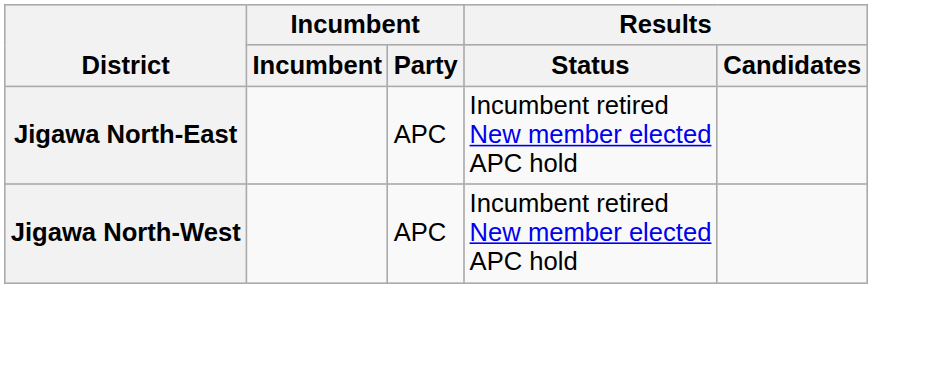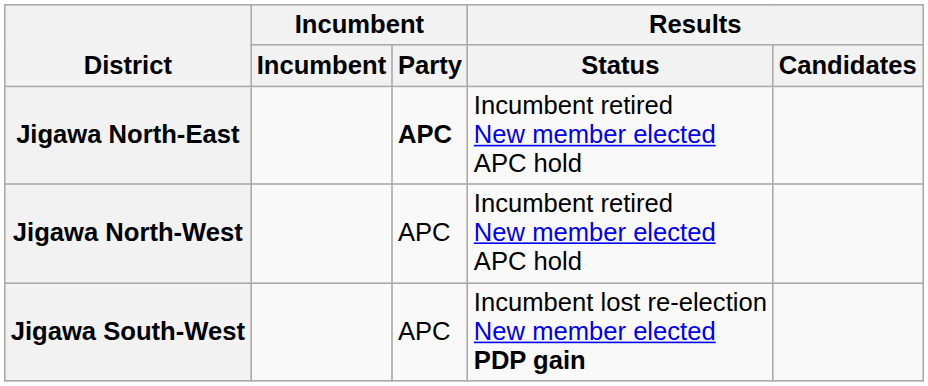(420, 134) normal -> (425, 134) bold
+ row: (128, 331)
